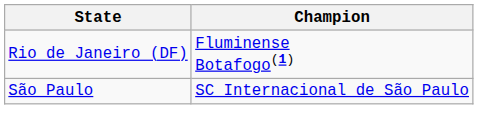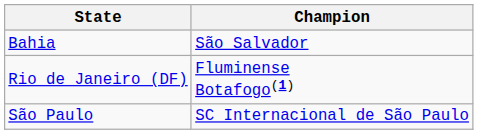+ row: (32, 43)
